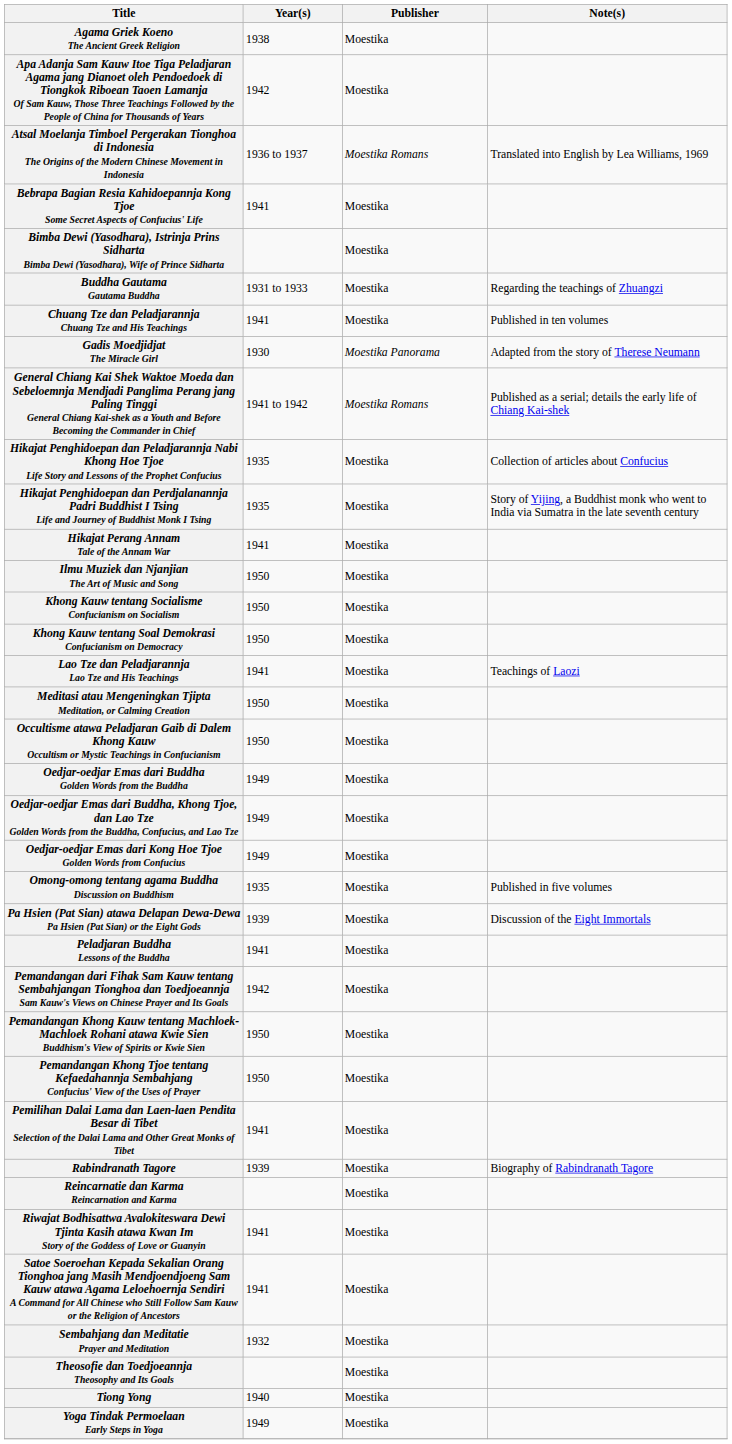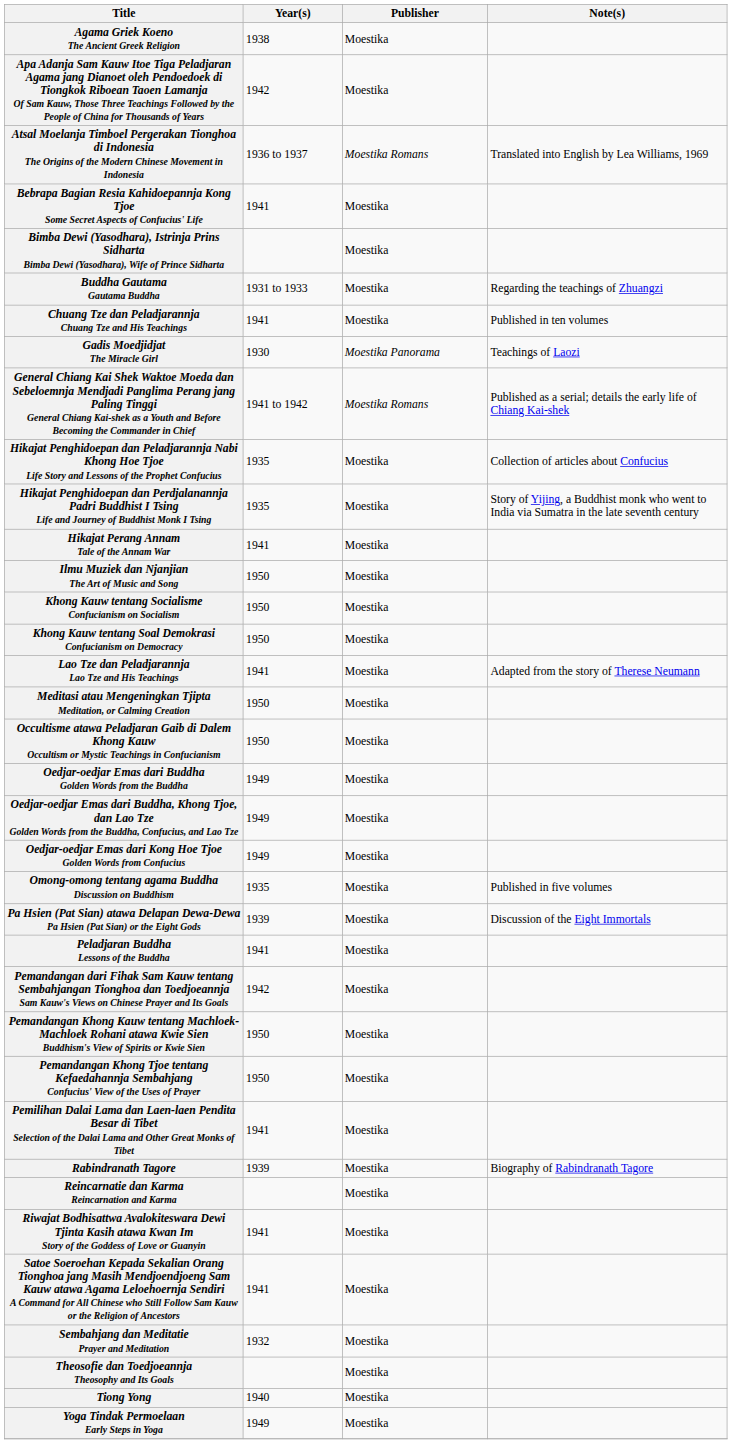(595, 352) Adapted from the story of Therese Neumann -> (535, 352) Teachings of Laozi
(535, 671) Teachings of Laozi -> (595, 671) Adapted from the story of Therese Neumann
